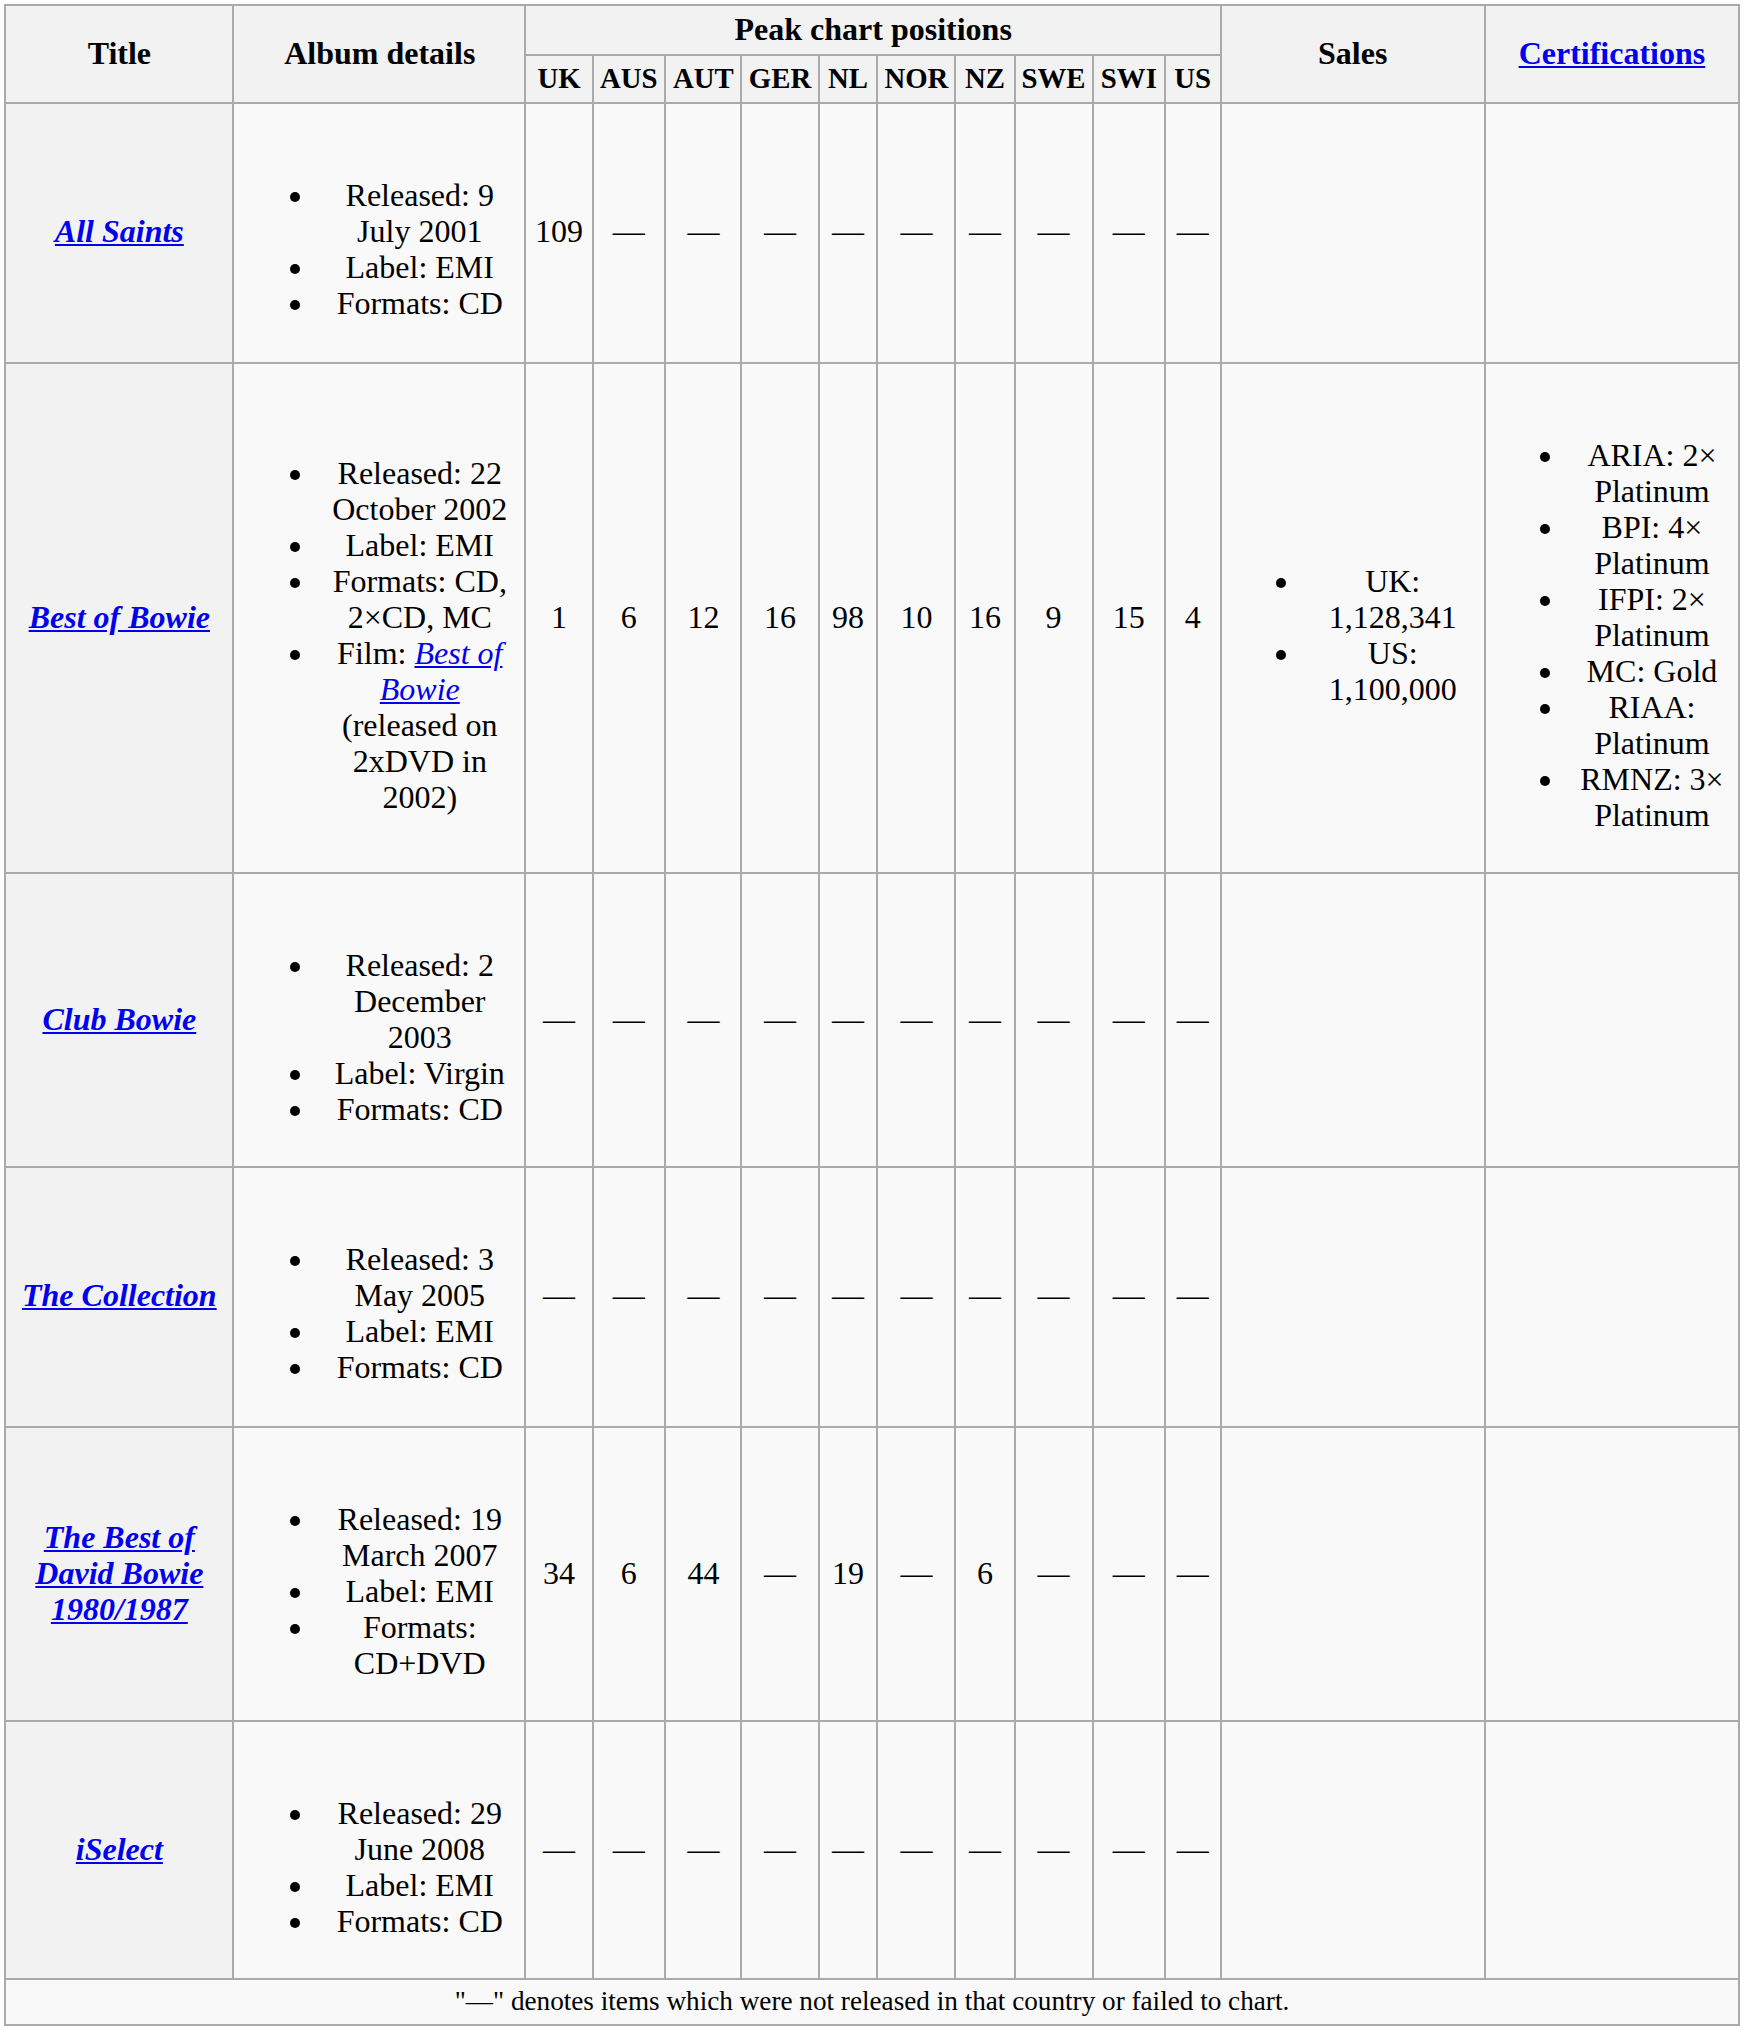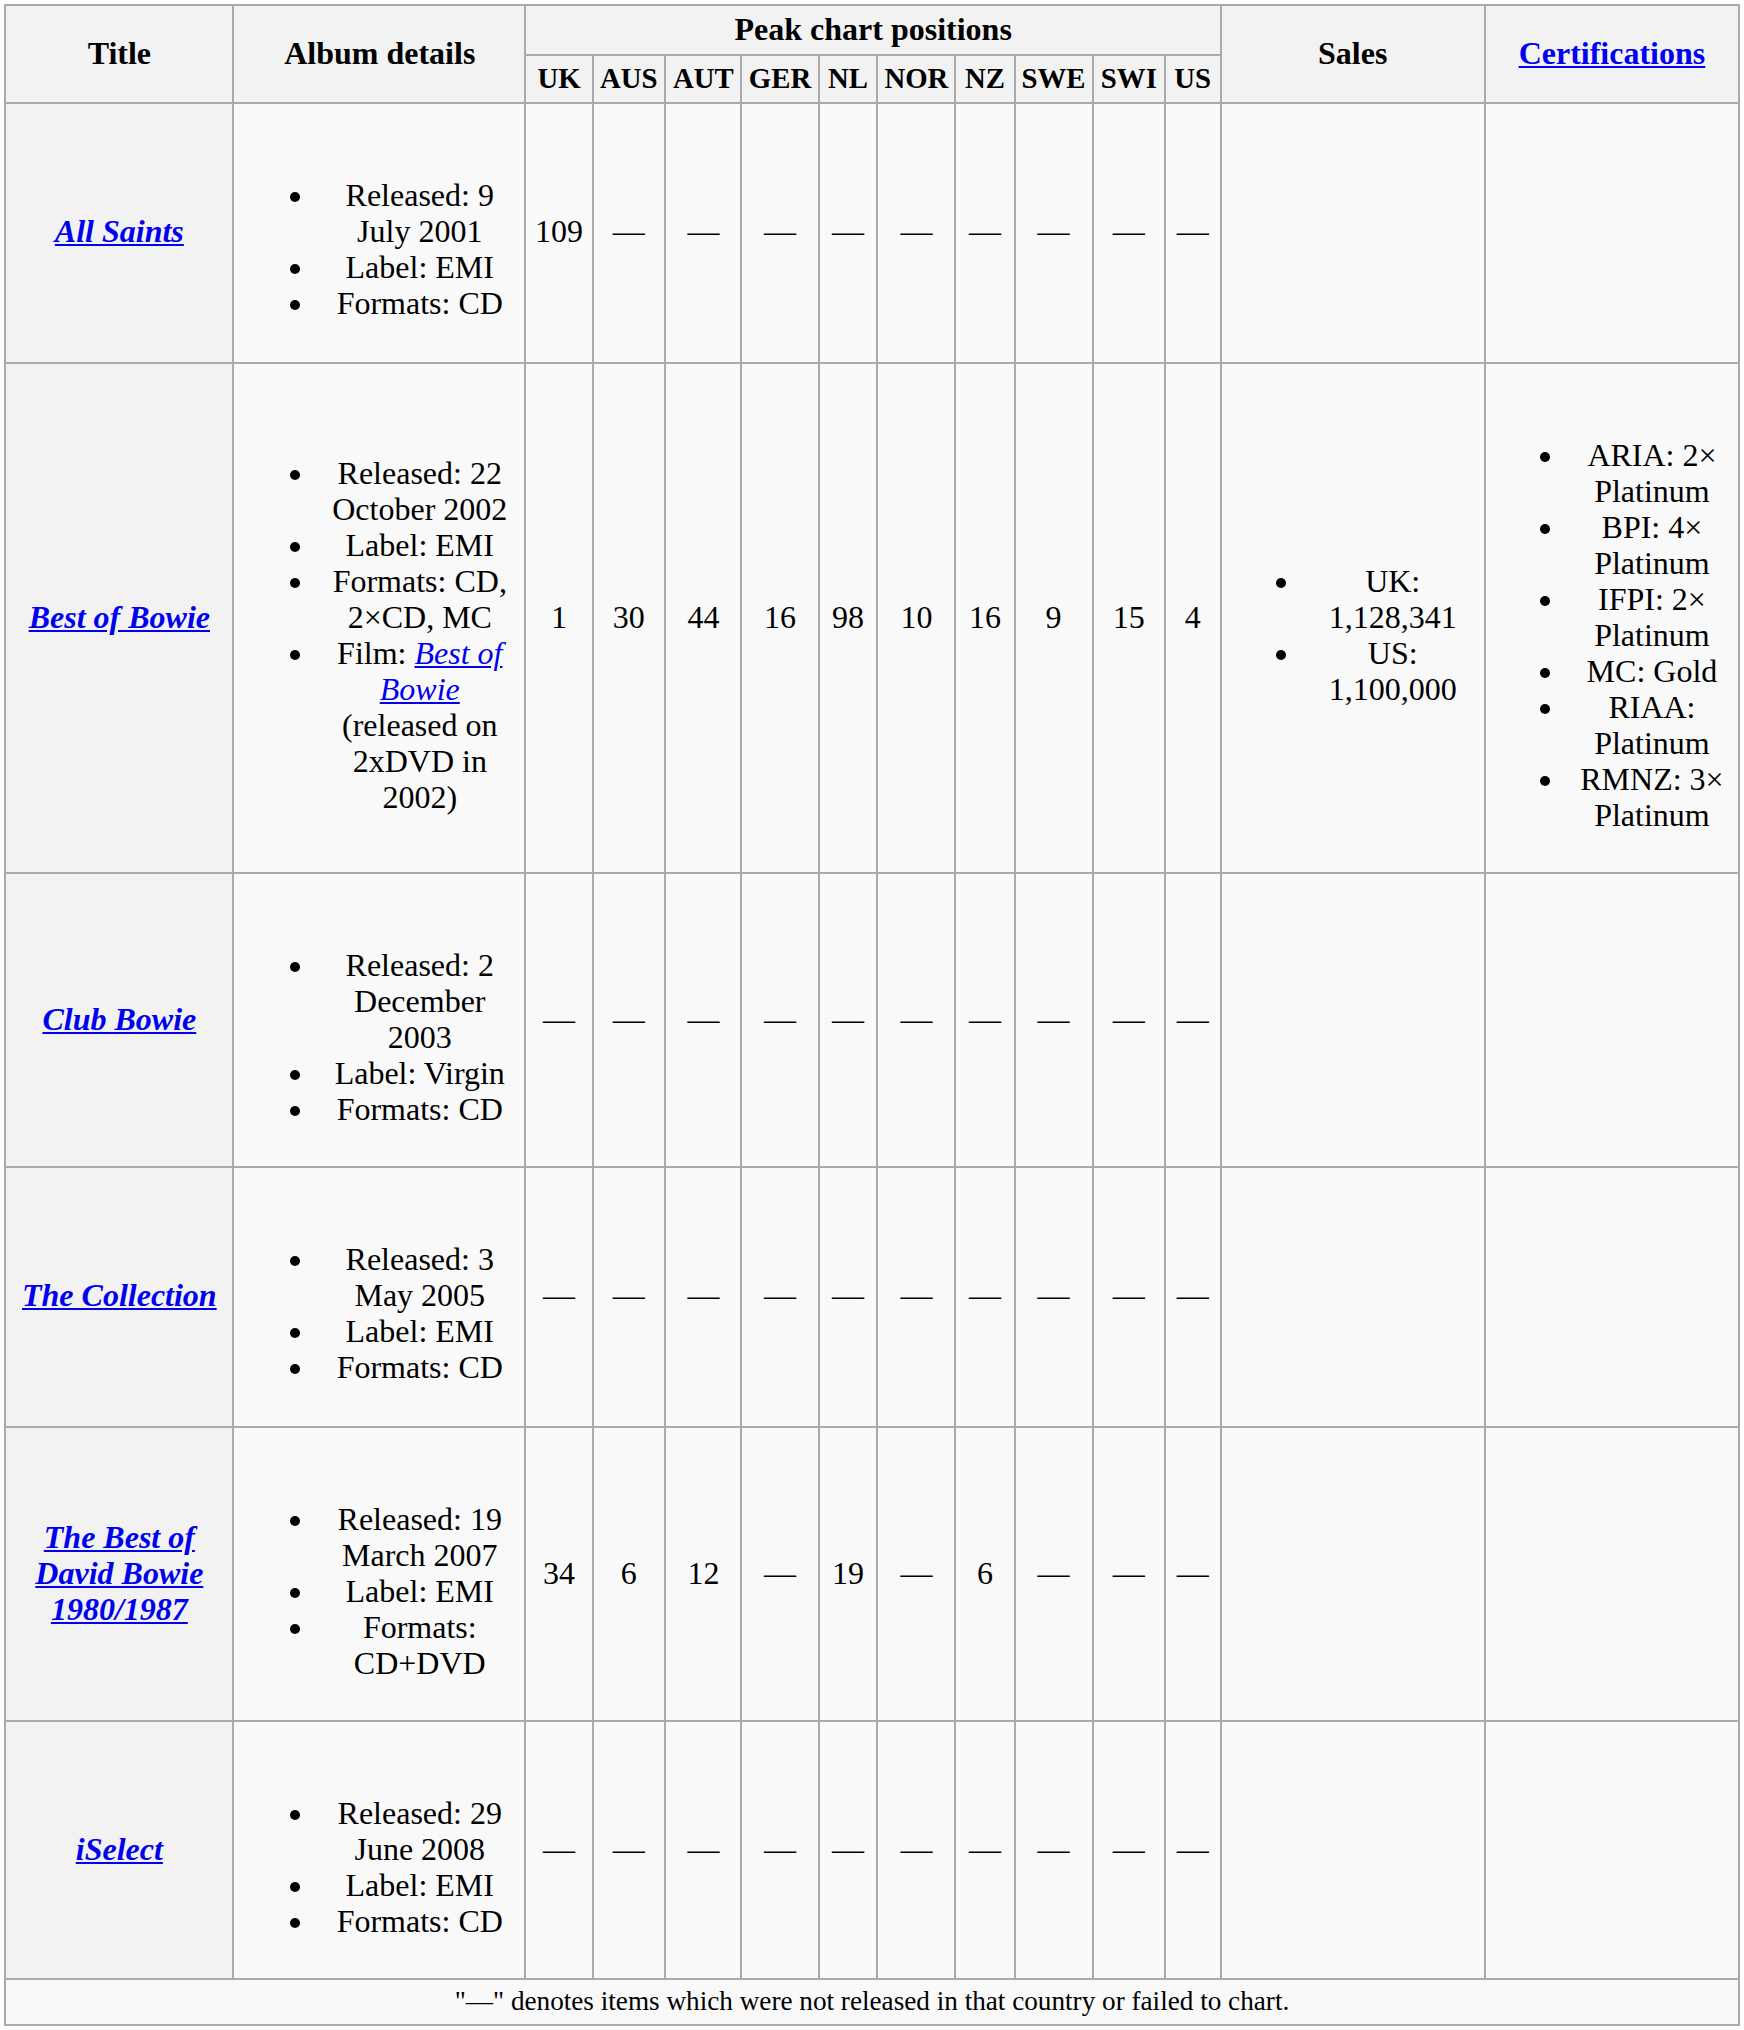(629, 616) 6 -> (629, 616) 30
(703, 616) 12 -> (703, 616) 44
(703, 1573) 44 -> (703, 1573) 12
